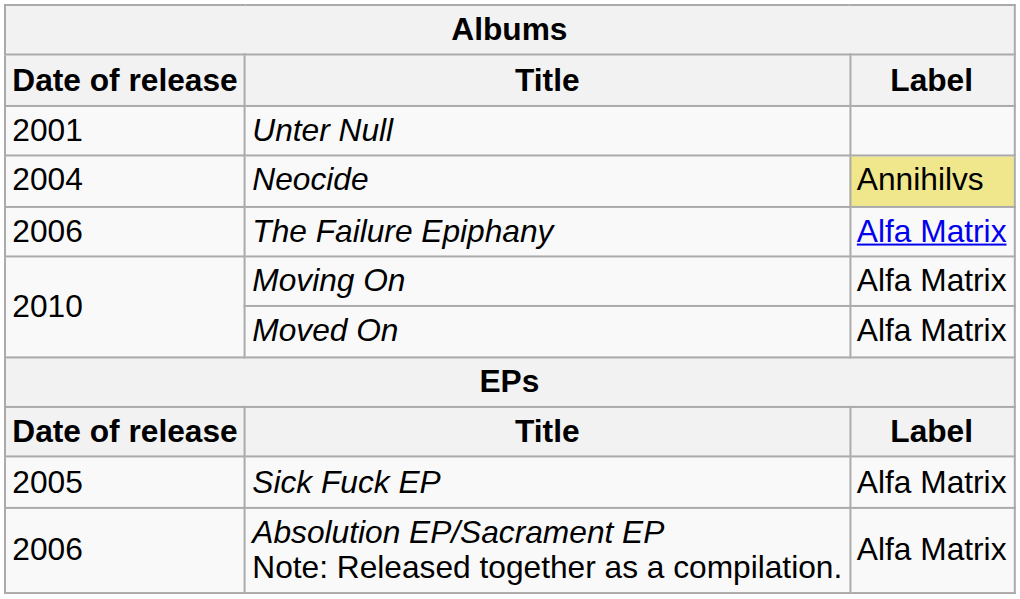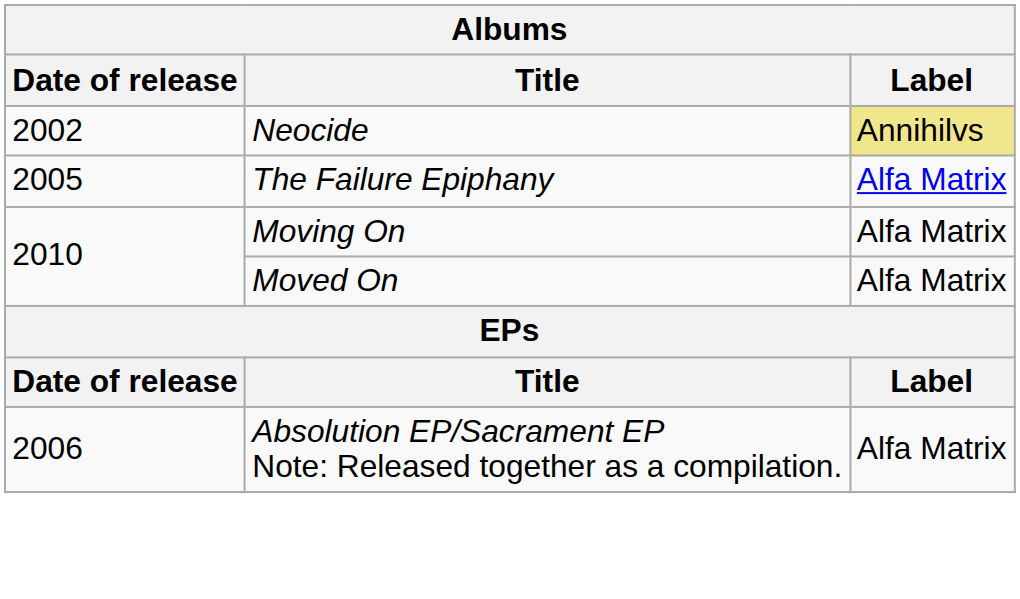- row: (323, 130)
(48, 180) 2004 -> (48, 130) 2002
(48, 230) 2006 -> (48, 180) 2005
- row: (346, 481)
